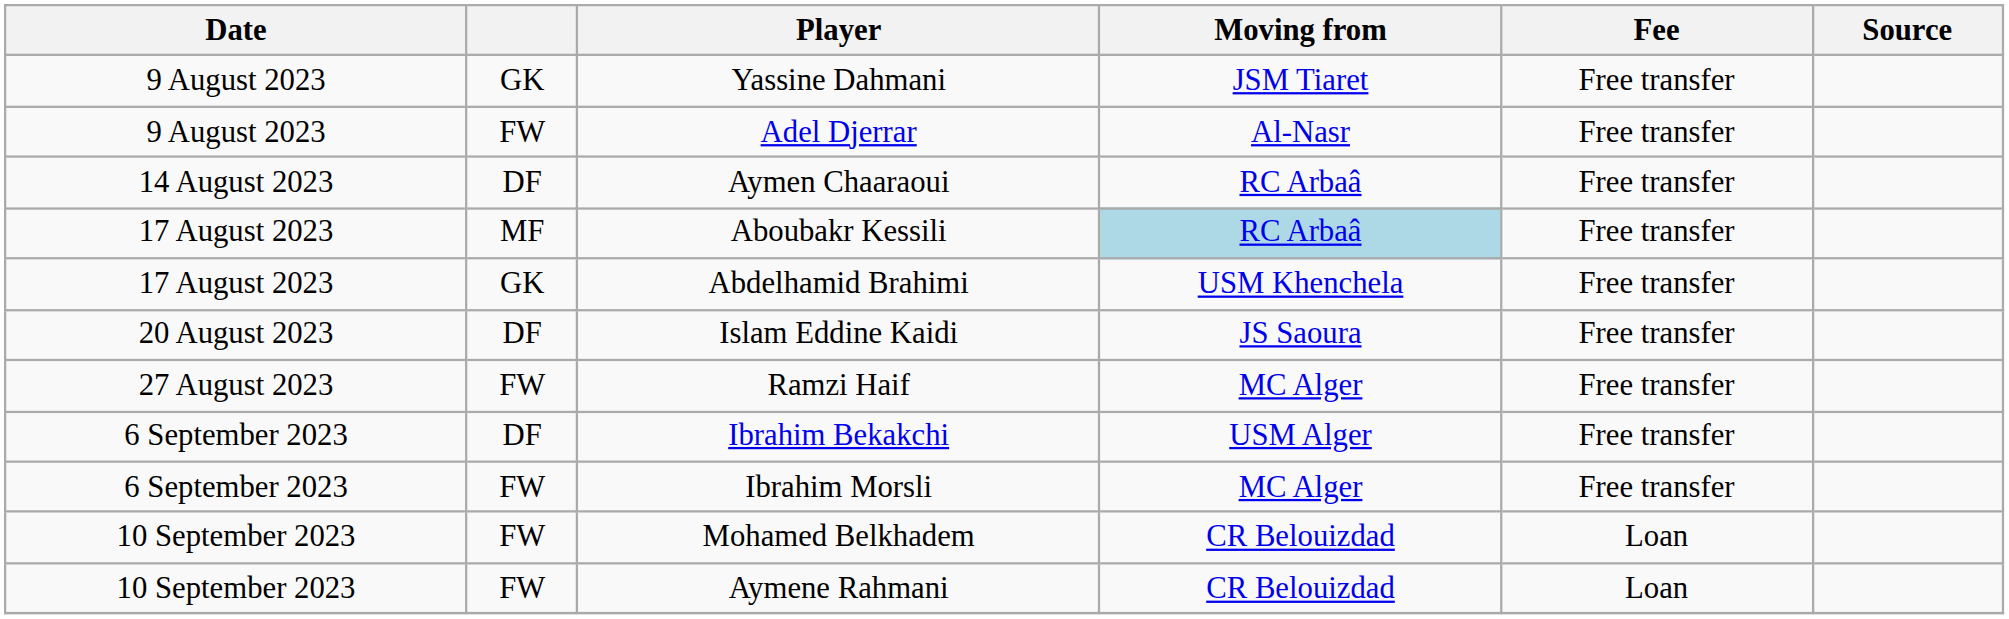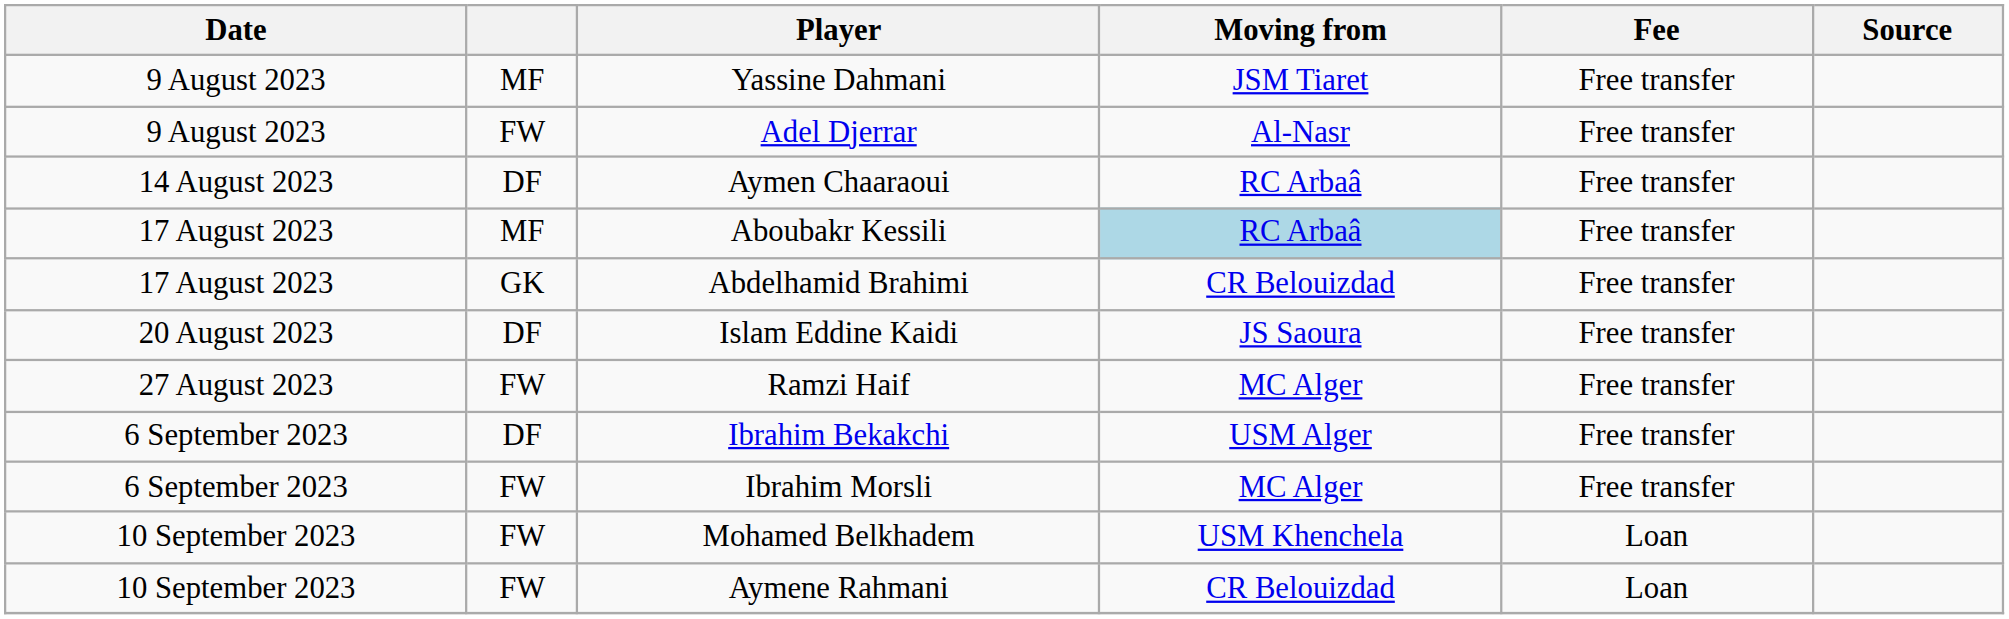(522, 80) GK -> (522, 80) MF
(1301, 282) USM Khenchela -> (1301, 282) CR Belouizdad
(1301, 536) CR Belouizdad -> (1301, 536) USM Khenchela
